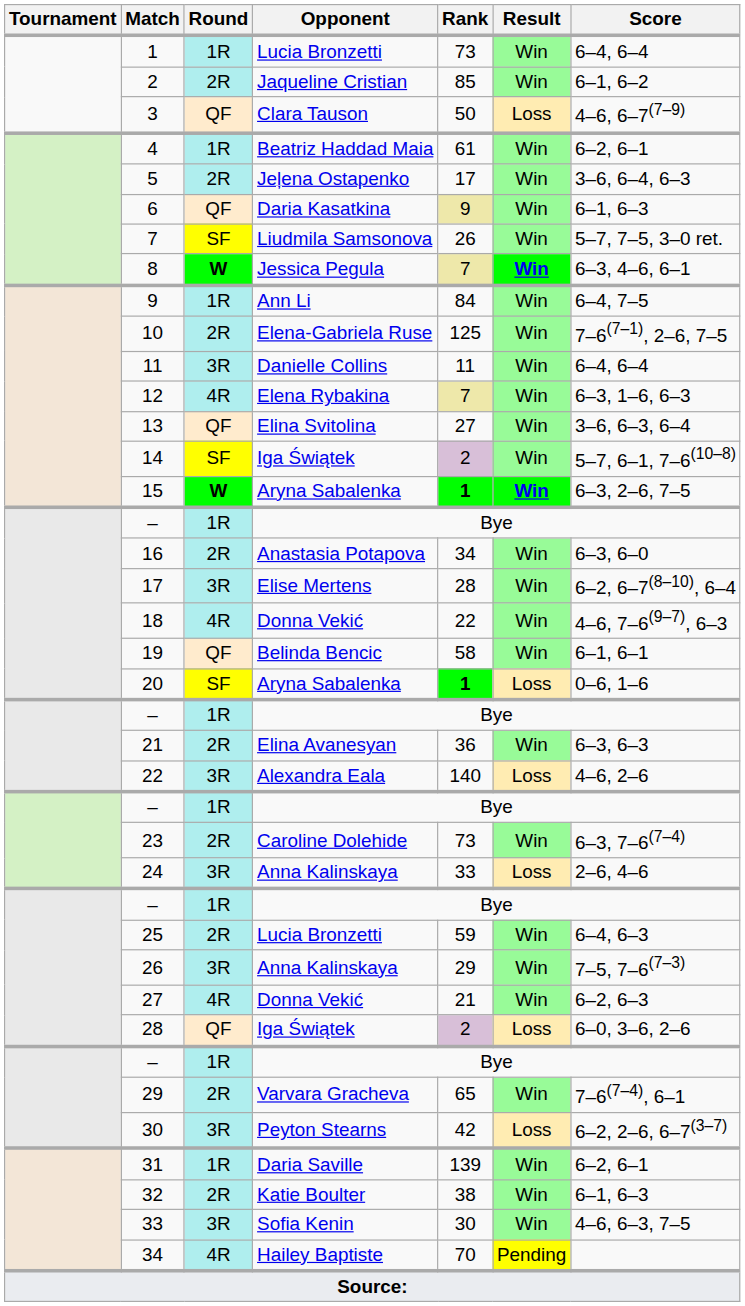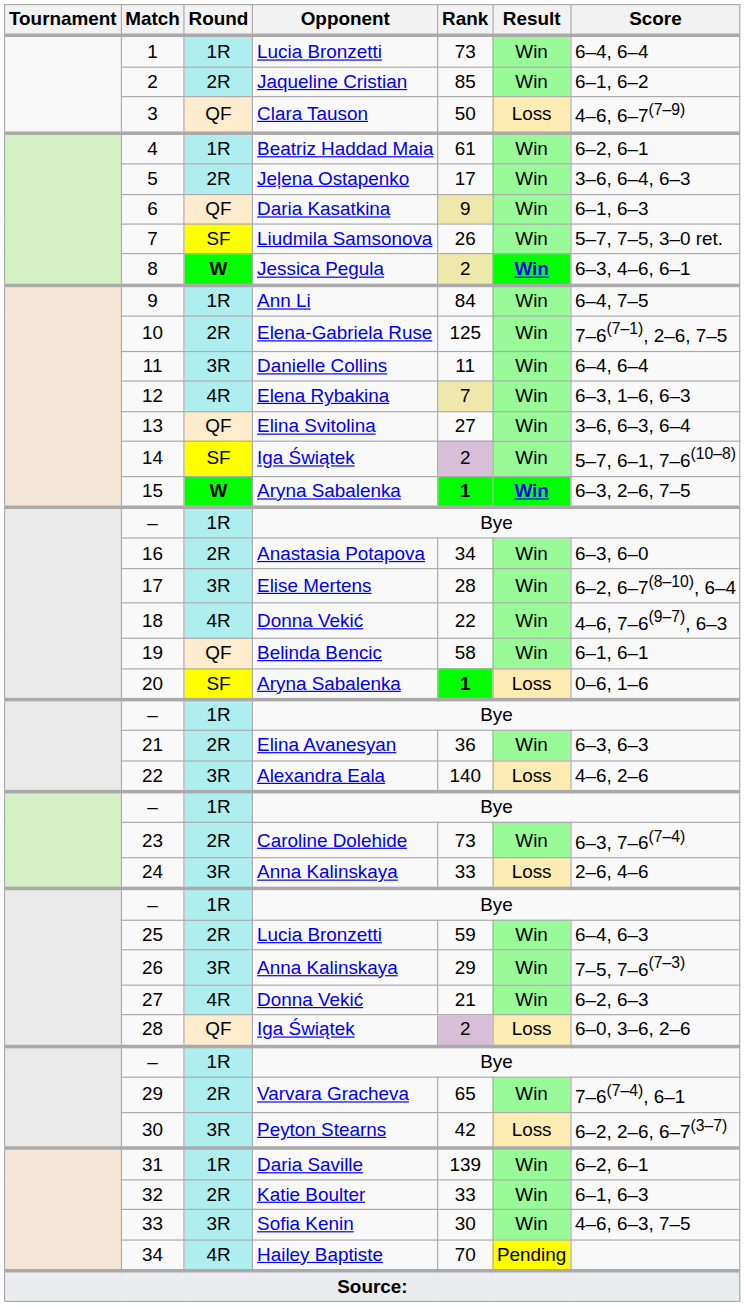(465, 268) 7 -> (465, 268) 2
(465, 1194) 38 -> (465, 1194) 33
